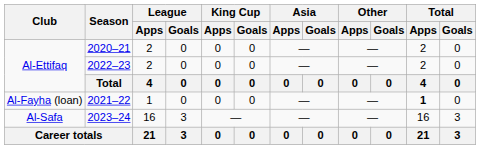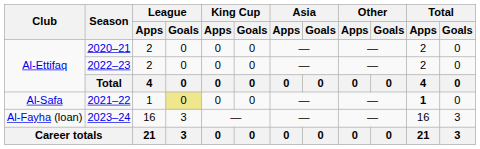(45, 100) Al-Fayha (loan) -> (45, 100) Al-Safa
(184, 100) no background -> (184, 100) khaki background
(45, 118) Al-Safa -> (45, 118) Al-Fayha (loan)
